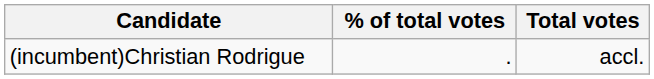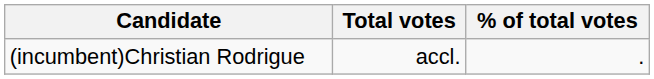columns swapped: (583, 21) <-> (425, 21)
